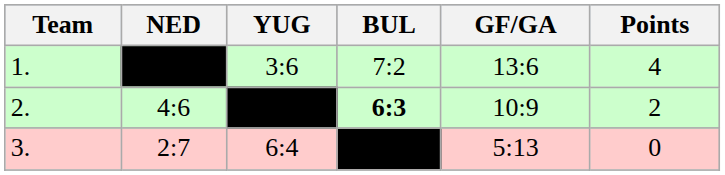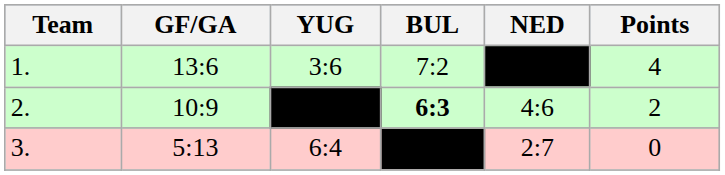columns swapped: (174, 25) <-> (516, 25)
